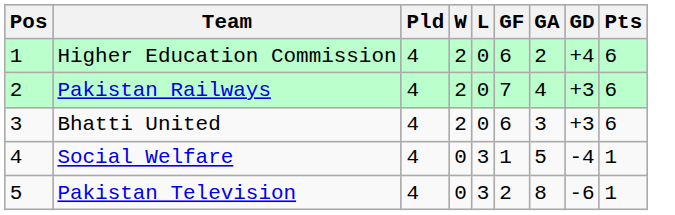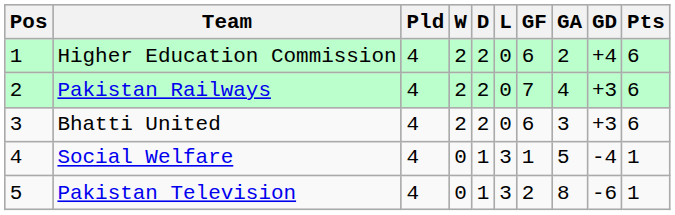+ column: (483, 22)
